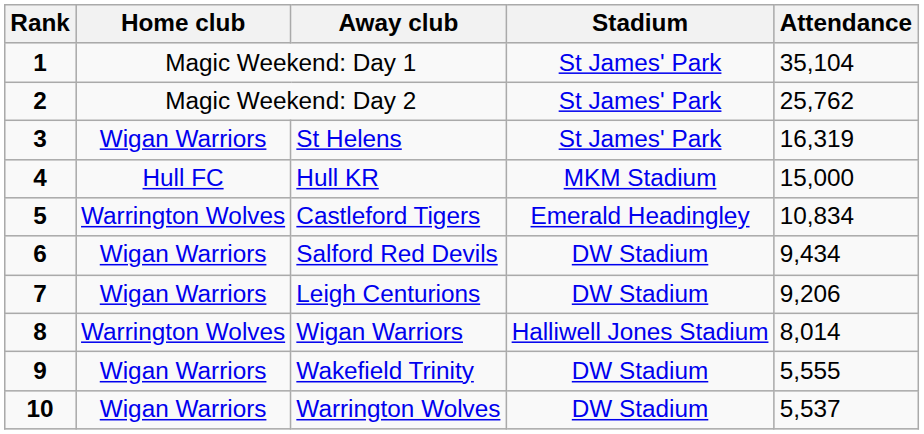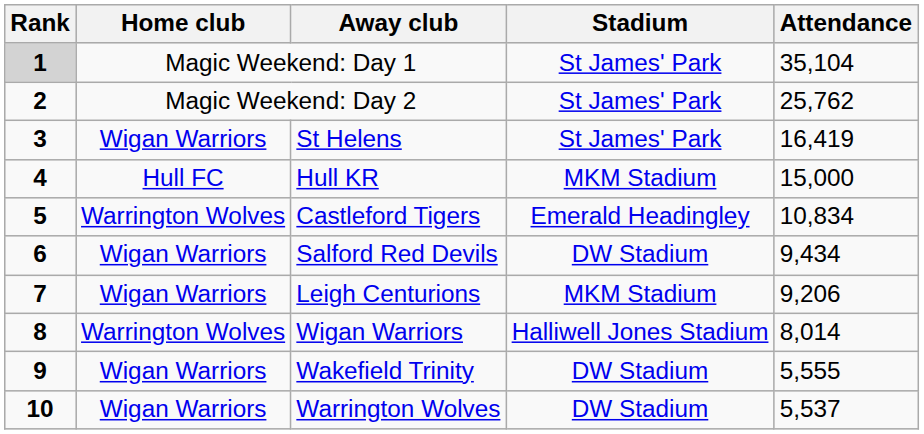(40, 62) no background -> (40, 62) lightgrey background
(817, 139) 16,319 -> (817, 139) 16,419
(640, 293) DW Stadium -> (640, 293) MKM Stadium
